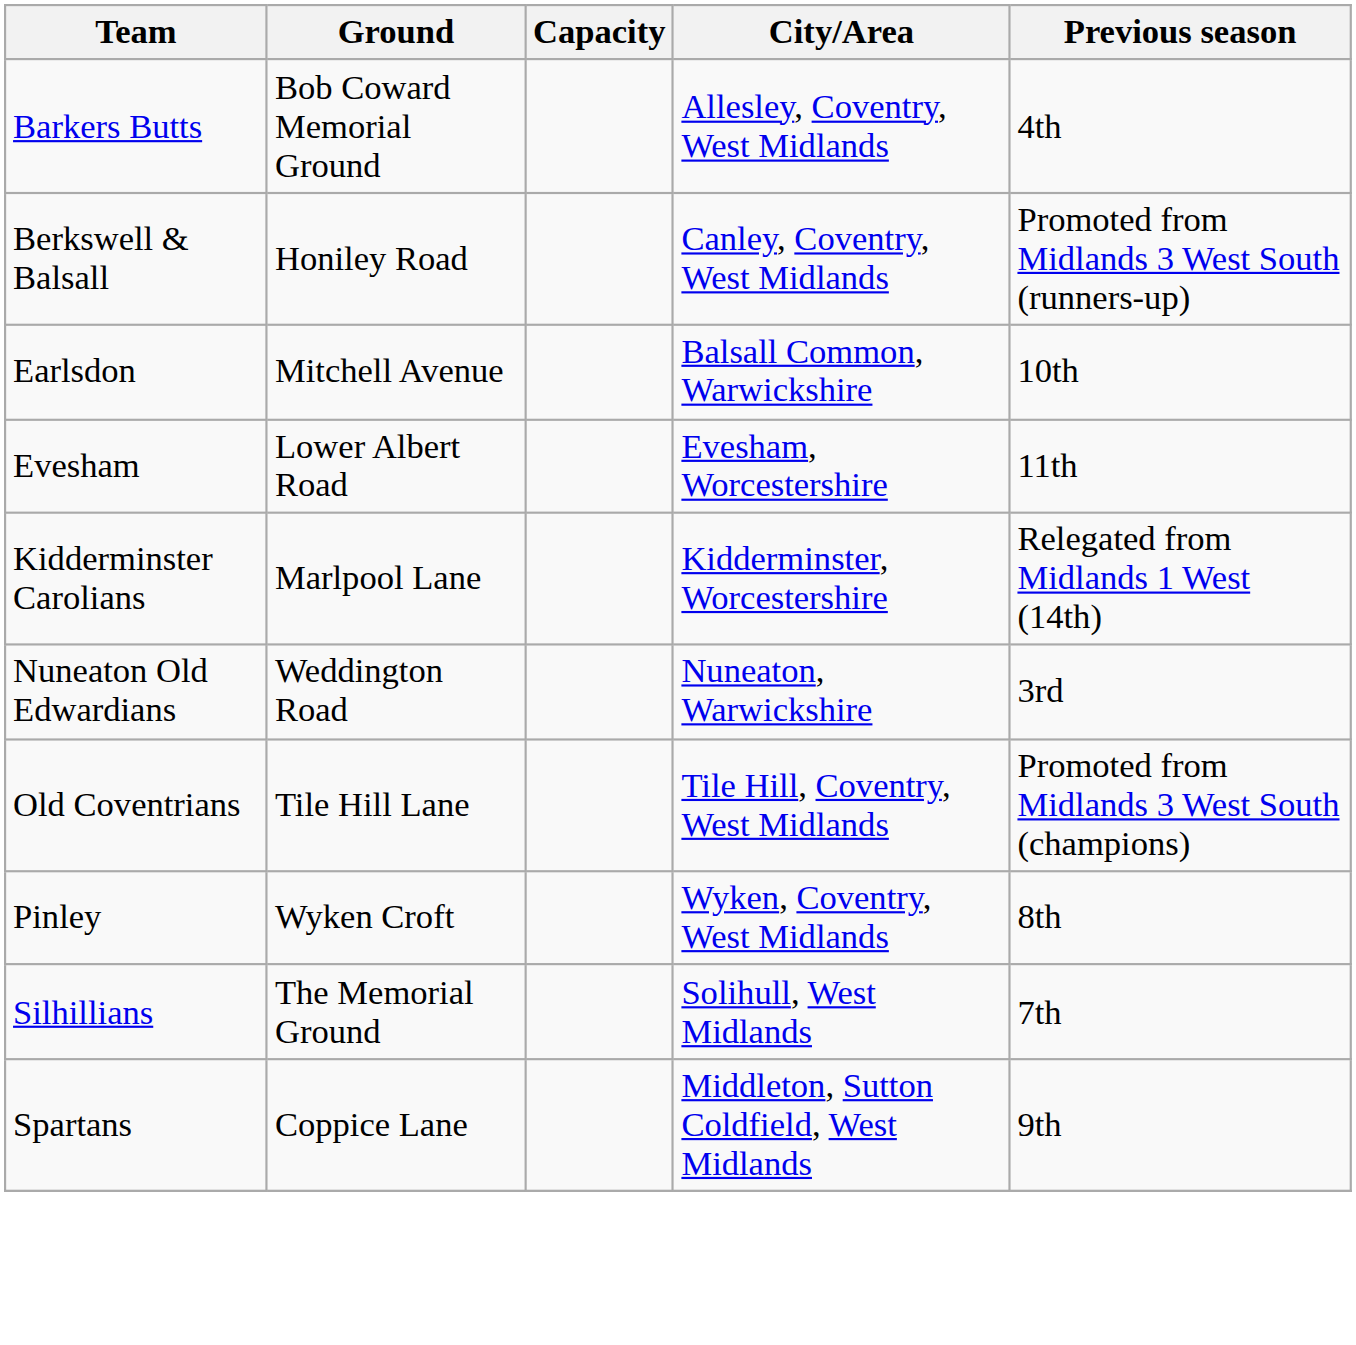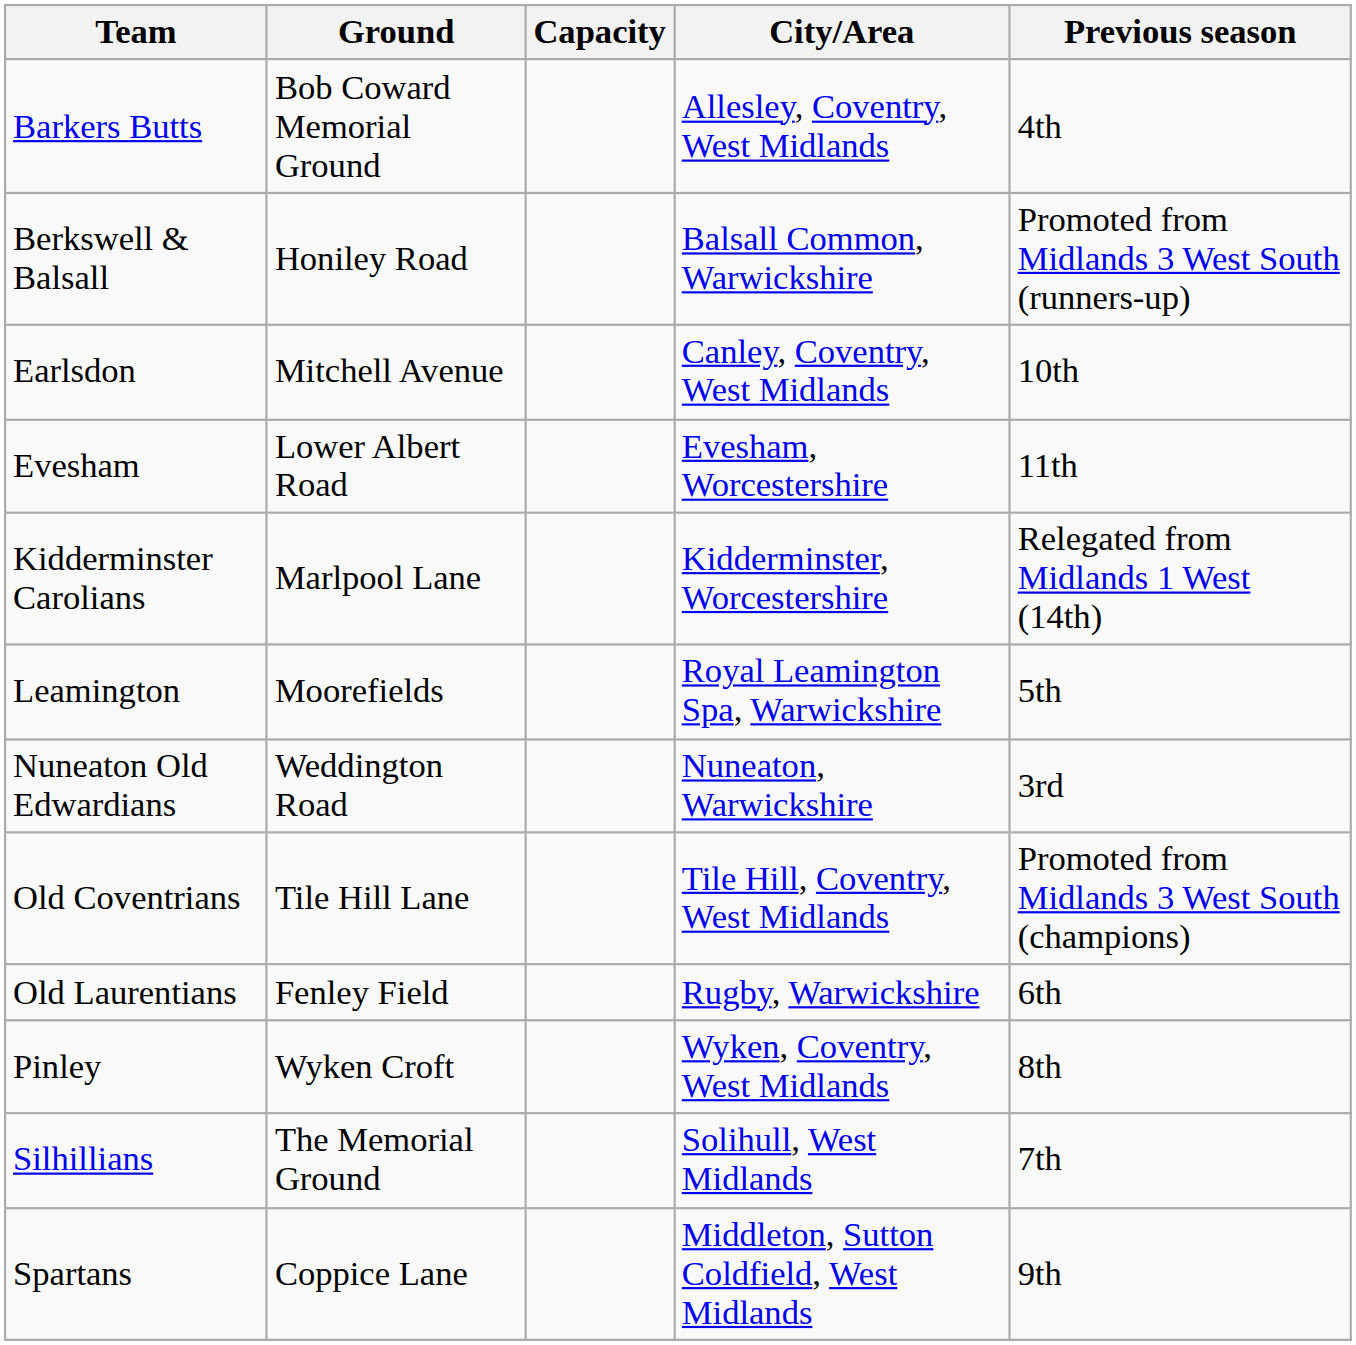(805, 258) Canley, Coventry, West Midlands -> (803, 258) Balsall Common, Warwickshire
(802, 371) Balsall Common, Warwickshire -> (806, 371) Canley, Coventry, West Midlands
+ row: (97, 691)
+ row: (125, 991)
